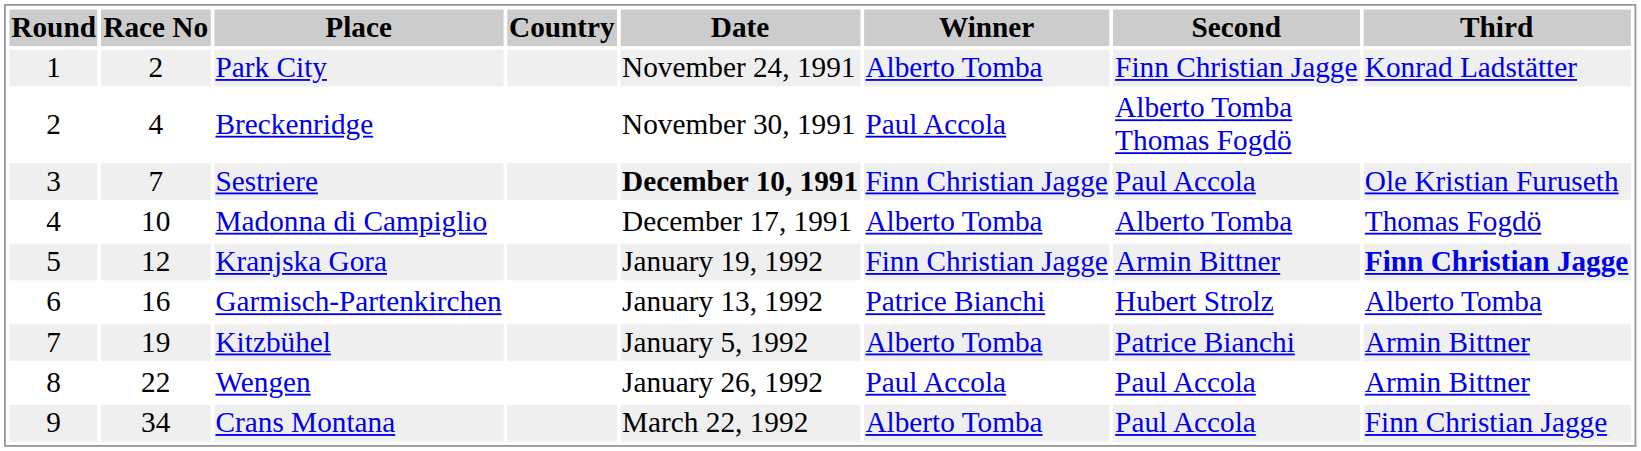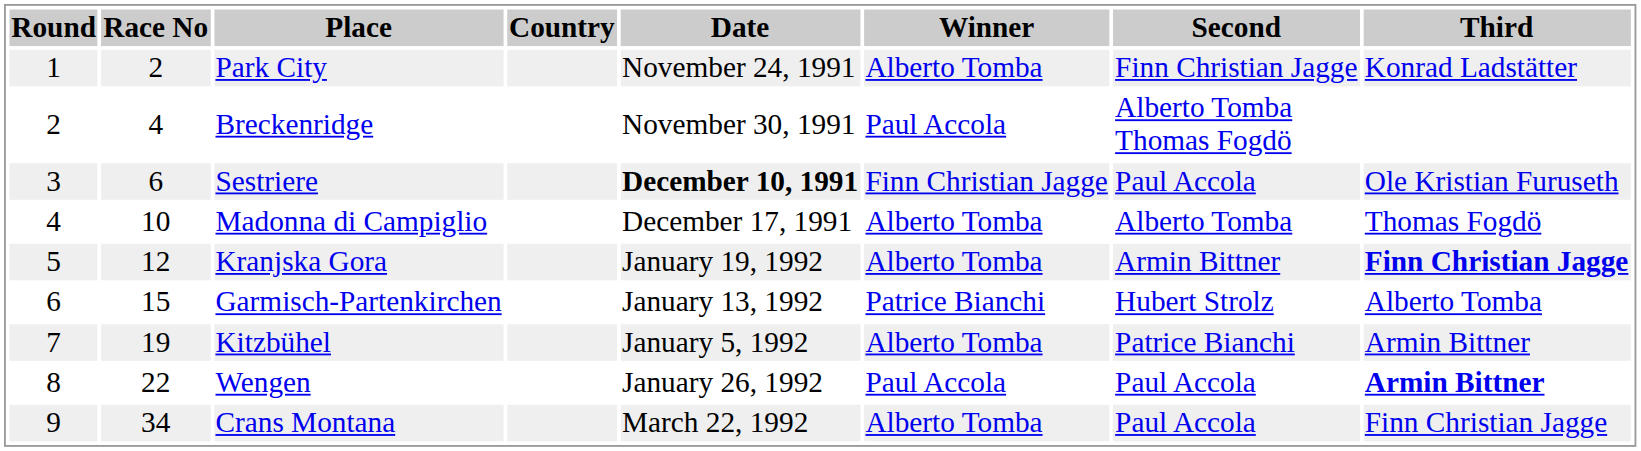(156, 181) 7 -> (156, 181) 6
(987, 261) Finn Christian Jagge -> (954, 261) Alberto Tomba
(156, 301) 16 -> (156, 301) 15
(1447, 382) normal -> (1455, 382) bold
